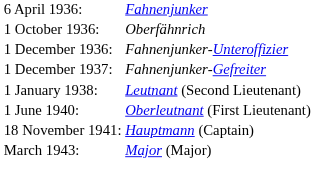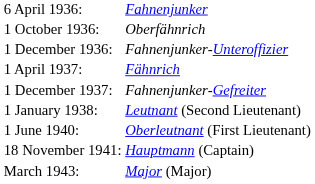+ row: (43, 69)
